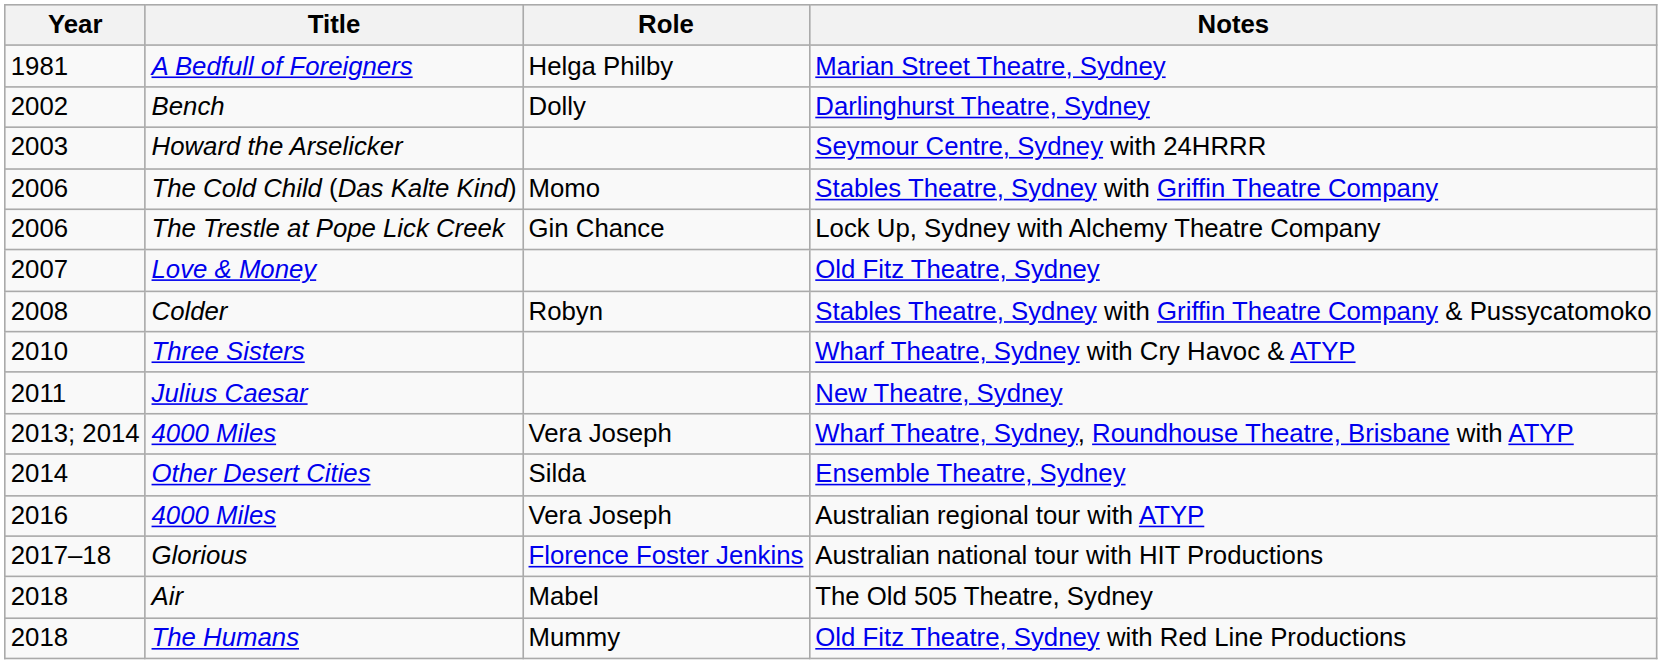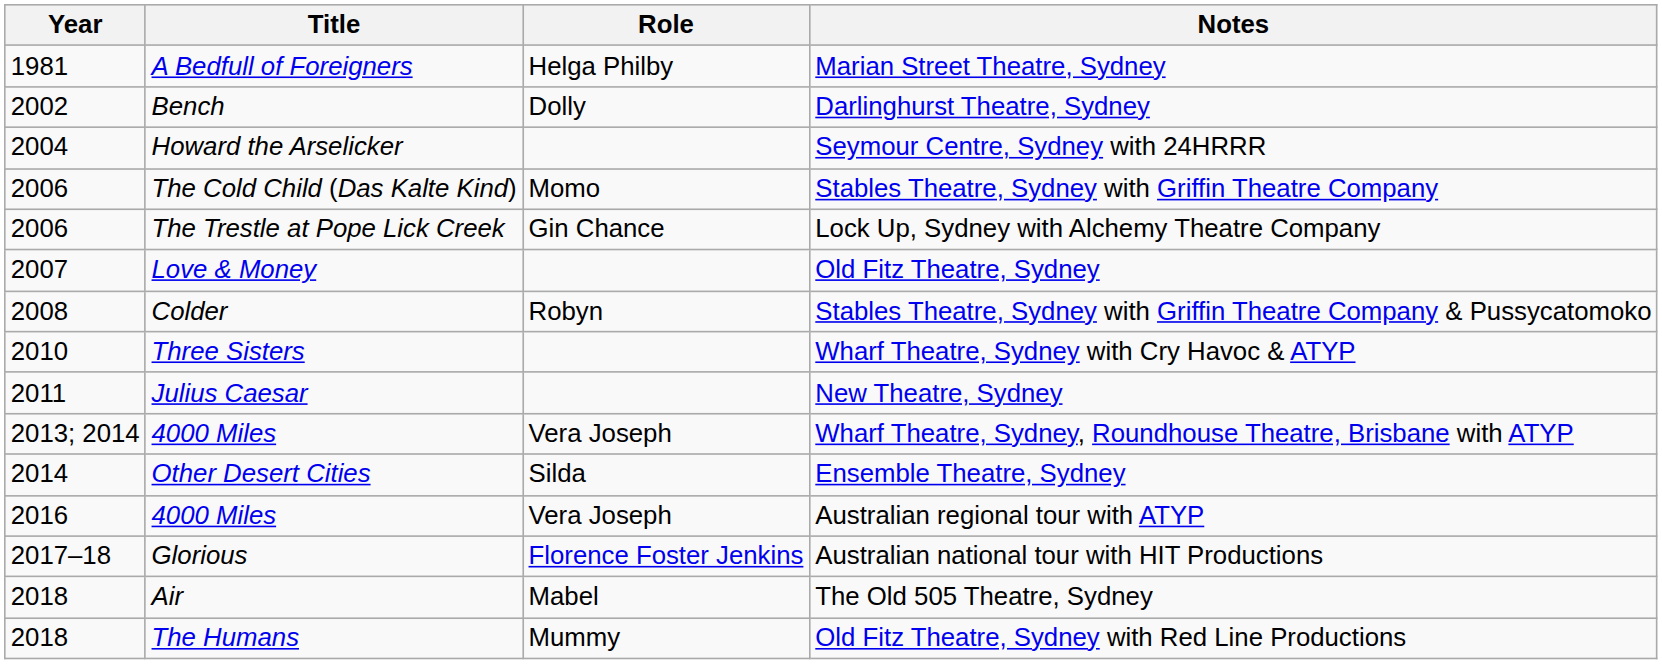(39, 147) 2003 -> (39, 147) 2004
